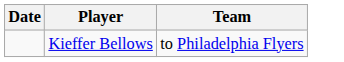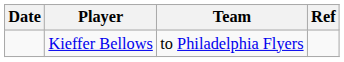+ column: (323, 17)
